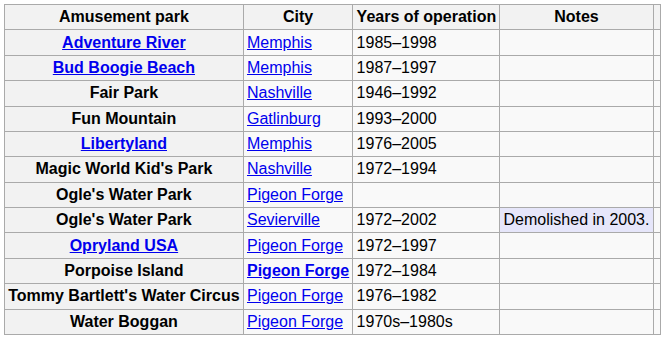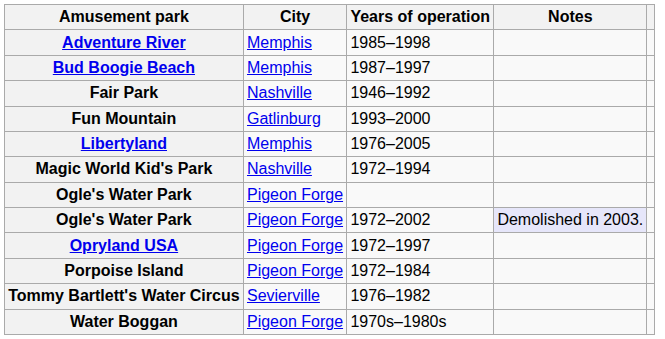(283, 220) Sevierville -> (295, 220) Pigeon Forge
(298, 270) bold -> (295, 270) normal
(295, 296) Pigeon Forge -> (283, 296) Sevierville
